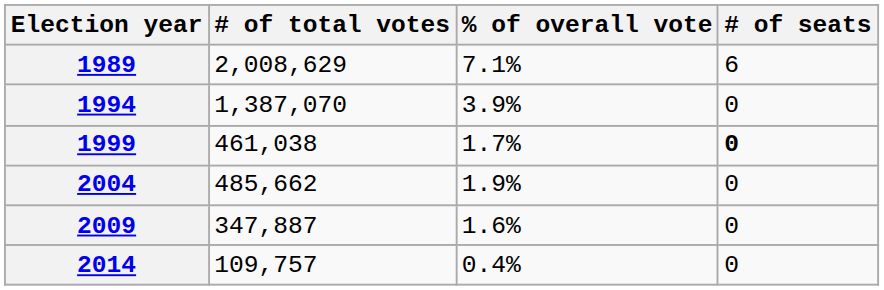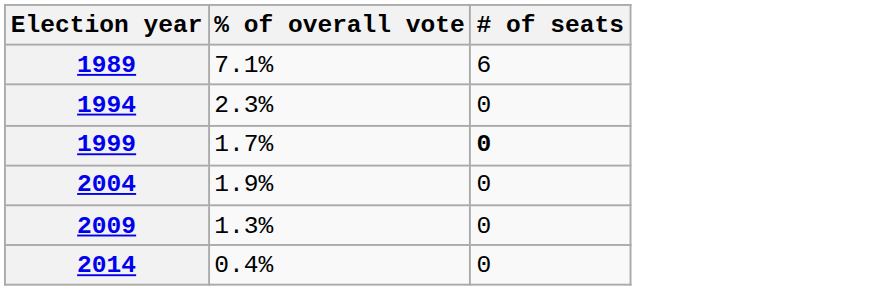- column: (332, 25)
(491, 105) 3.9% -> (244, 105) 2.3%
(491, 225) 1.6% -> (244, 225) 1.3%
